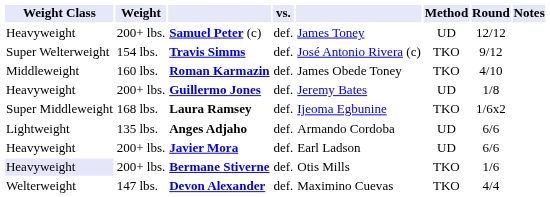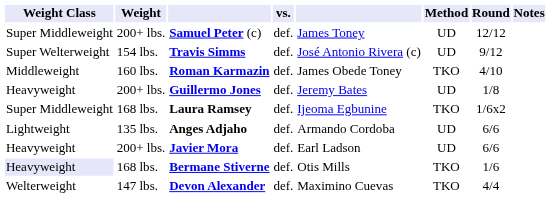(41, 32) Heavyweight -> (59, 32) Super Middleweight
(446, 51) TKO -> (446, 51) UD
(141, 167) 200+ lbs. -> (137, 167) 168 lbs.
